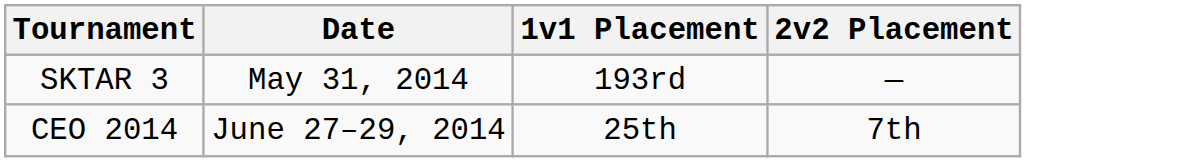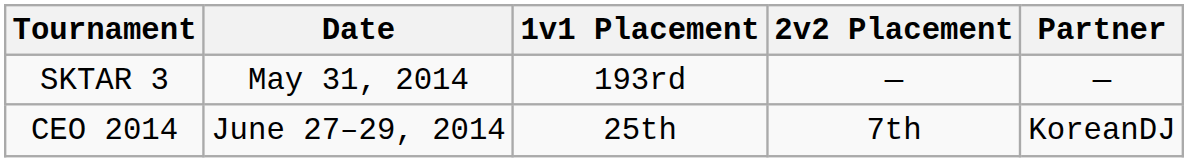+ column: (1102, 30)
